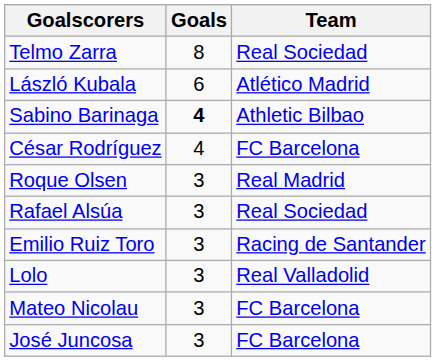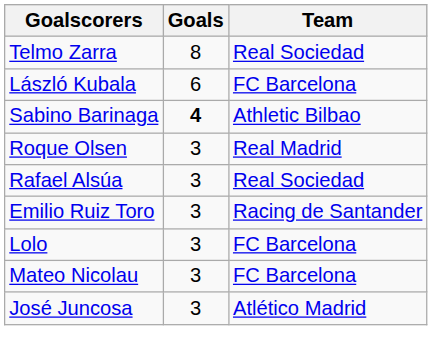(303, 84) Atlético Madrid -> (295, 84) FC Barcelona
- row: (85, 148)
(303, 276) Real Valladolid -> (295, 244) FC Barcelona
(298, 340) FC Barcelona -> (300, 308) Atlético Madrid
